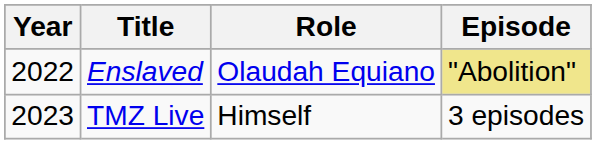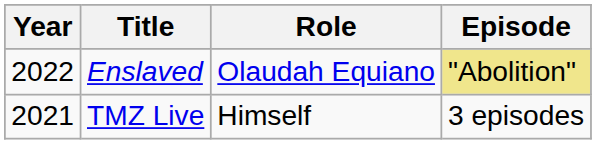(43, 116) 2023 -> (43, 116) 2021
